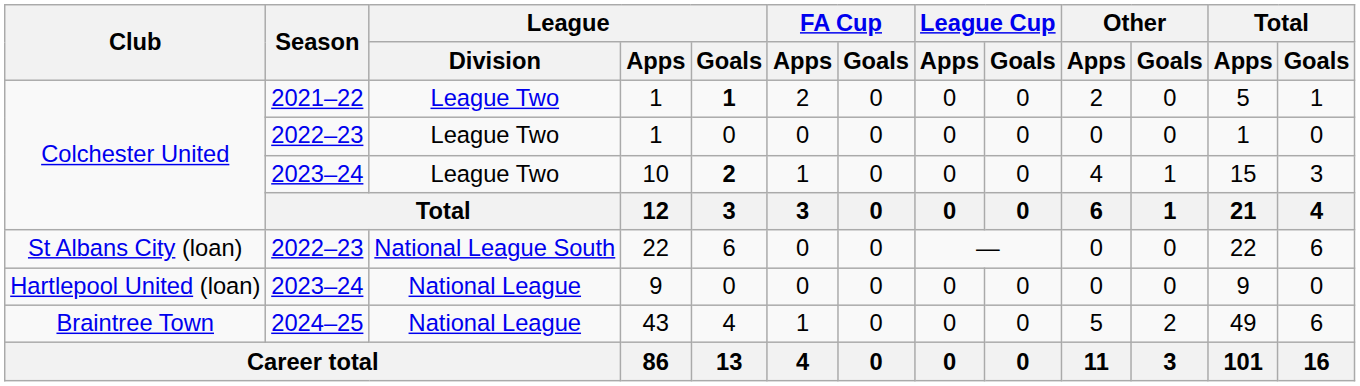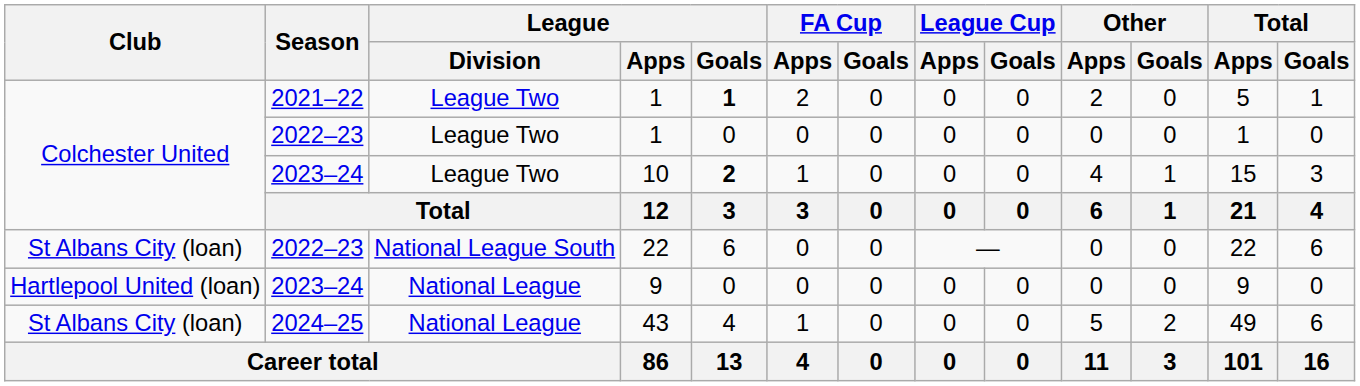(135, 323) Braintree Town -> (135, 323) St Albans City (loan)
